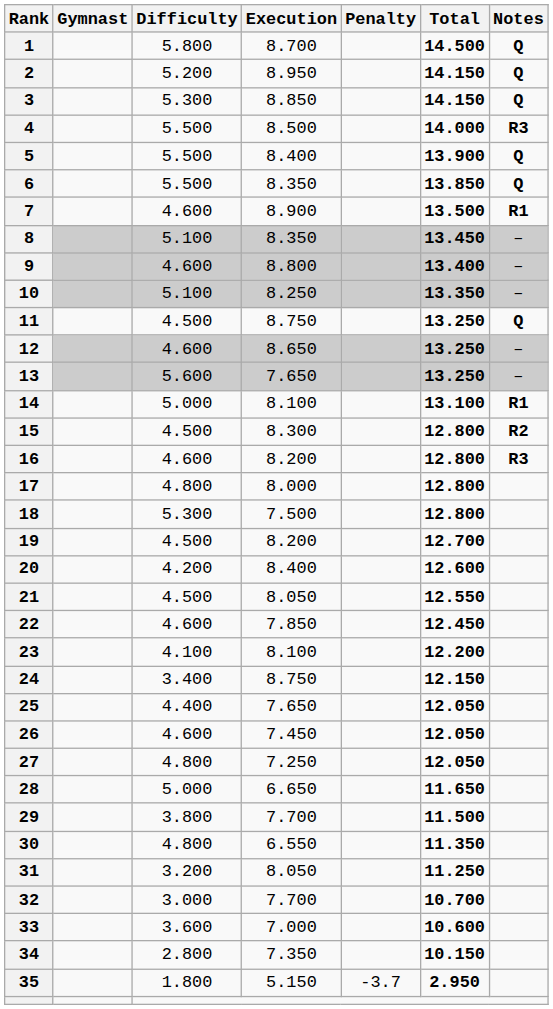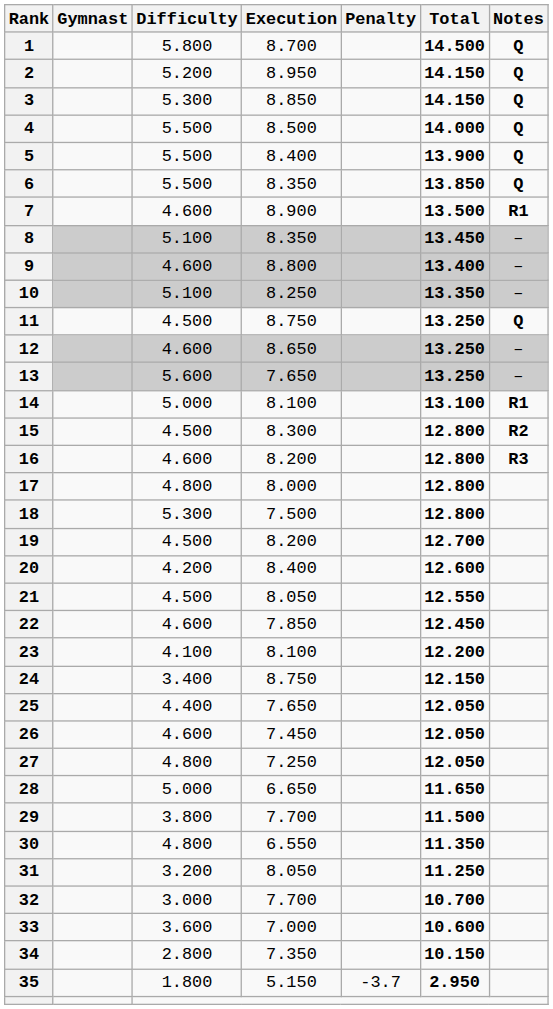(518, 129) R3 -> (518, 129) Q
